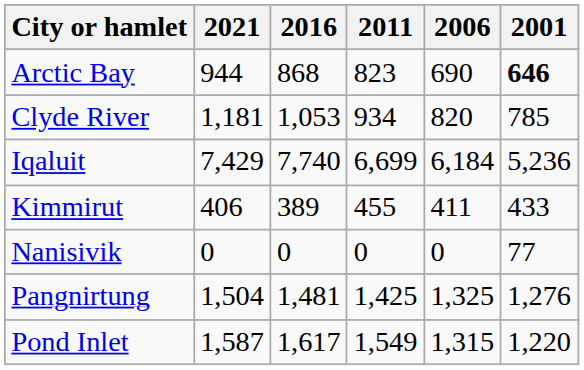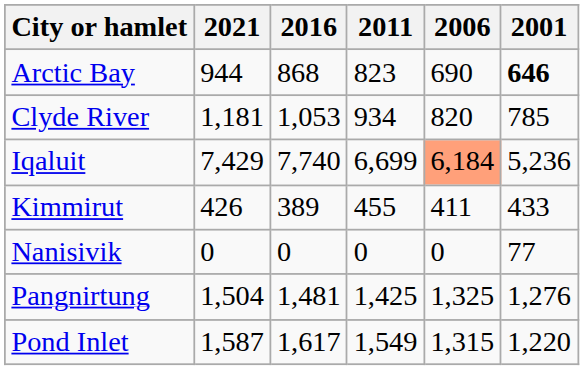(462, 161) no background -> (462, 161) lightsalmon background
(221, 206) 406 -> (221, 206) 426
